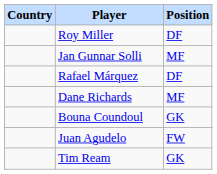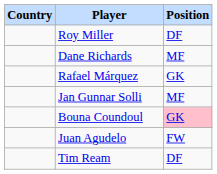rows swapped: (95, 97) <-> (100, 56)
(174, 76) DF -> (175, 76) GK
(175, 117) no background -> (175, 117) pink background
(175, 158) GK -> (174, 158) DF
